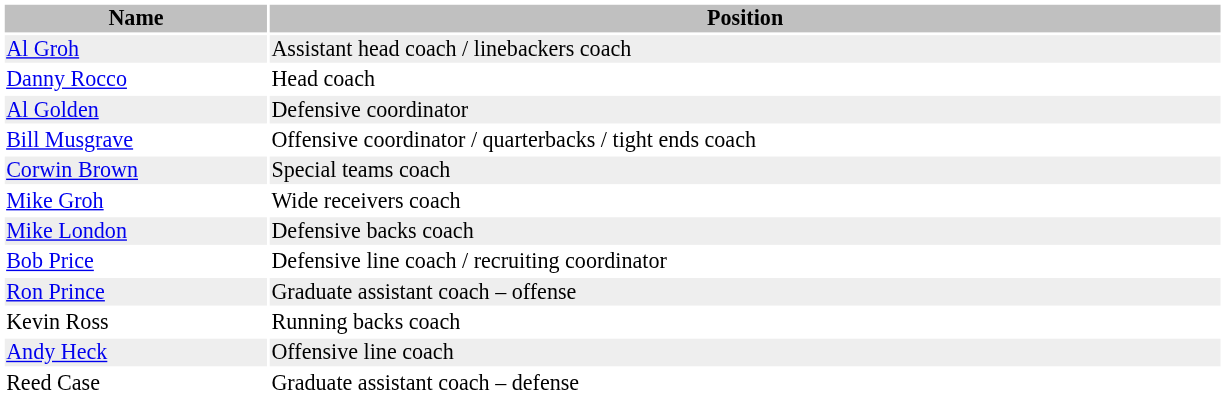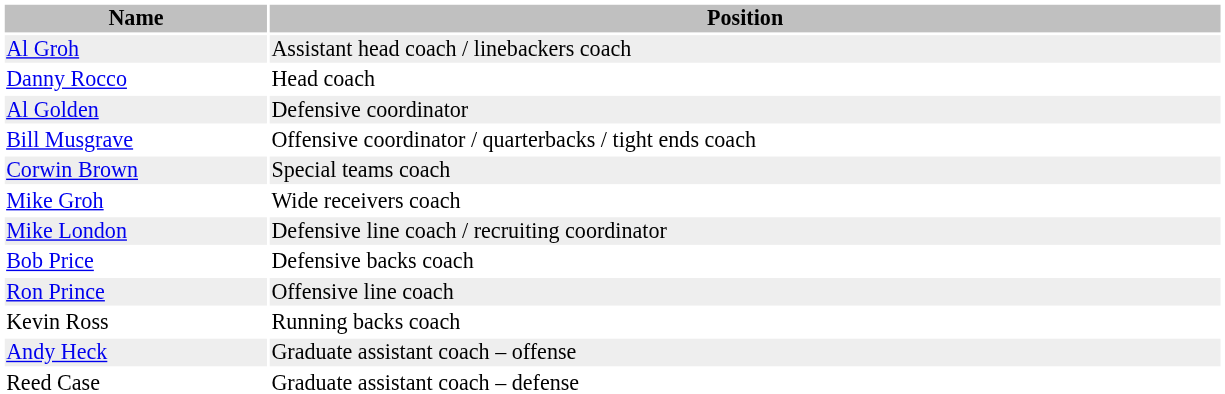(373, 230) Defensive backs coach -> (469, 230) Defensive line coach / recruiting coordinator
(469, 261) Defensive line coach / recruiting coordinator -> (373, 261) Defensive backs coach
(424, 291) Graduate assistant coach – offense -> (363, 291) Offensive line coach
(363, 352) Offensive line coach -> (424, 352) Graduate assistant coach – offense
